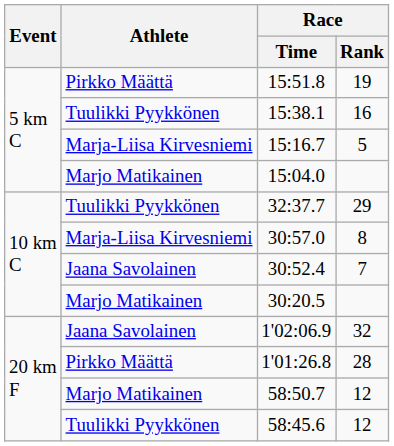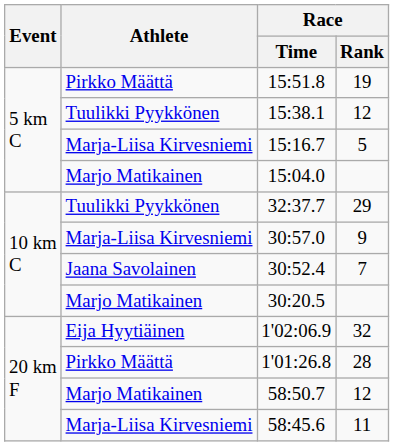(362, 113) 16 -> (362, 113) 12
(362, 238) 8 -> (362, 238) 9
(131, 331) Jaana Savolainen -> (125, 331) Eija Hyytiäinen
(143, 424) Tuulikki Pyykkönen -> (159, 424) Marja-Liisa Kirvesniemi
(362, 424) 12 -> (362, 424) 11
